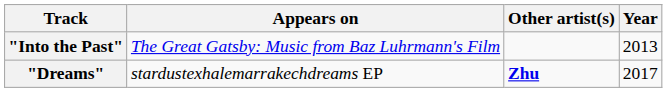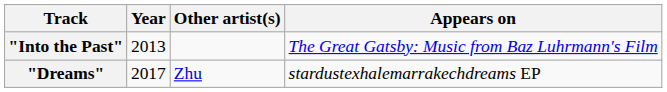columns swapped: (640, 18) <-> (315, 18)
(524, 73) bold -> (188, 73) normal
